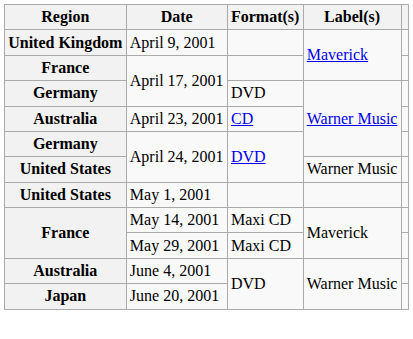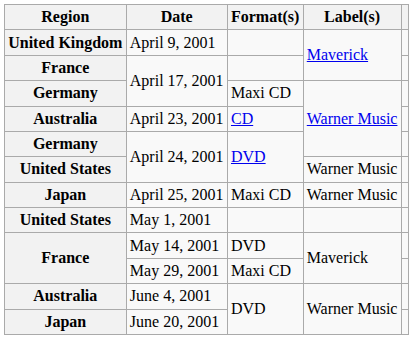(248, 93) DVD -> (261, 93) Maxi CD
+ row: (65, 194)
(261, 220) Maxi CD -> (248, 245) DVD
